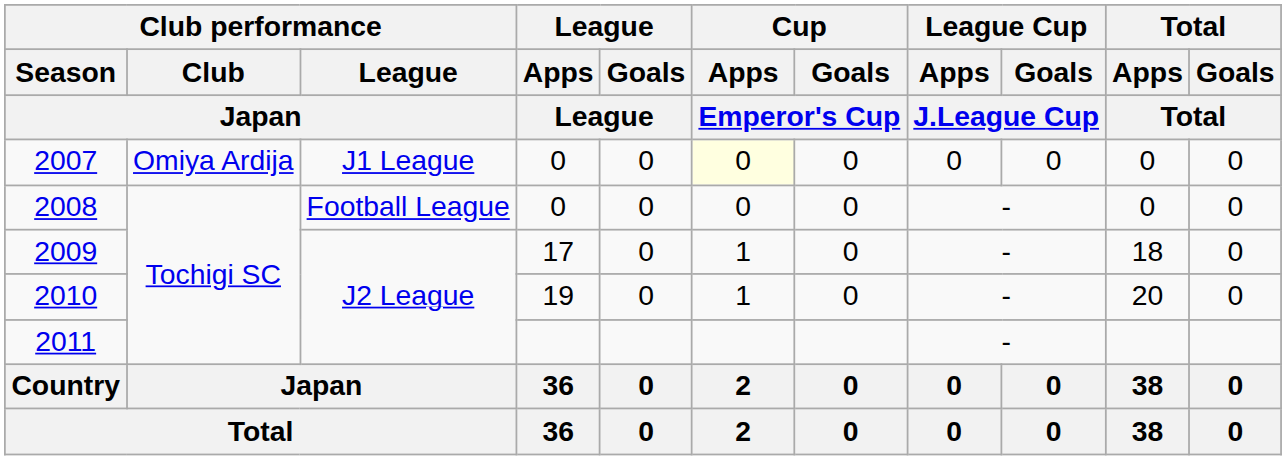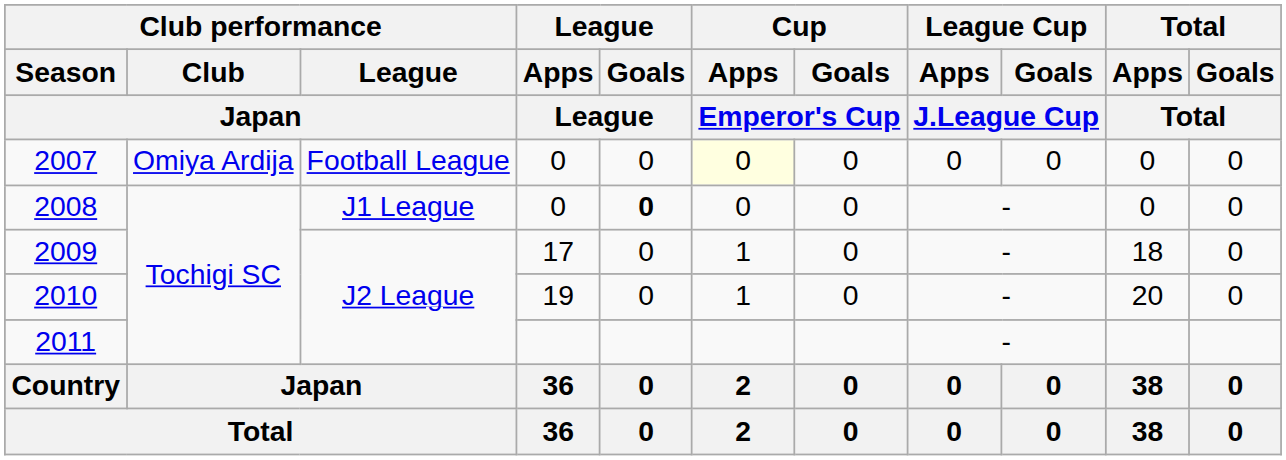(408, 161) J1 League -> (408, 161) Football League
(408, 206) Football League -> (408, 206) J1 League
(646, 206) normal -> (646, 206) bold
